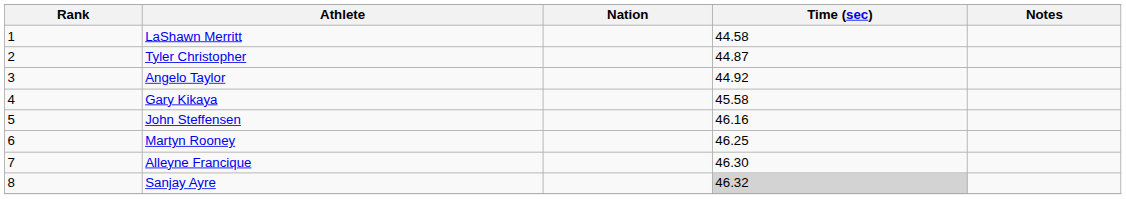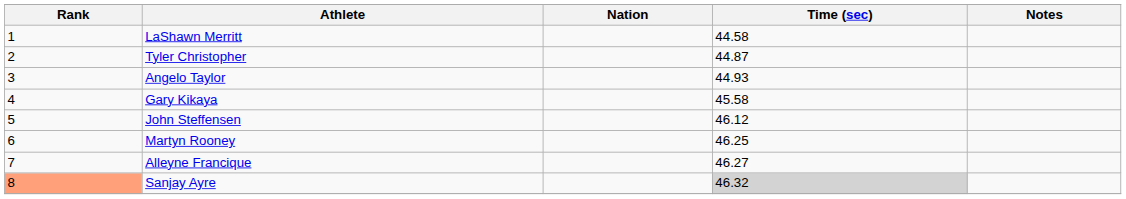(732, 78) 44.92 -> (732, 78) 44.93
(732, 120) 46.16 -> (732, 120) 46.12
(732, 162) 46.30 -> (732, 162) 46.27
(11, 183) no background -> (11, 183) lightsalmon background
